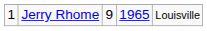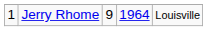(134, 15) 1965 -> (134, 15) 1964
